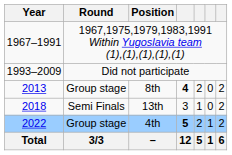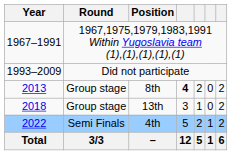(96, 106) Semi Finals -> (96, 106) Group stage
(96, 123) Group stage -> (96, 123) Semi Finals
(185, 123) bold -> (185, 123) normal
